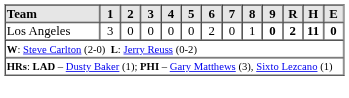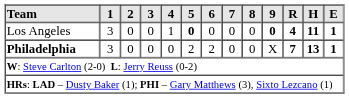(171, 31) 0 -> (171, 31) 1
(191, 31) normal -> (191, 31) bold
(212, 31) 2 -> (212, 31) 0
(252, 31) 1 -> (252, 31) 0
(293, 31) 2 -> (293, 31) 4
(333, 31) 0 -> (333, 31) 1
+ row: (41, 48)
